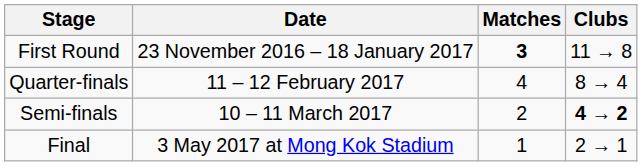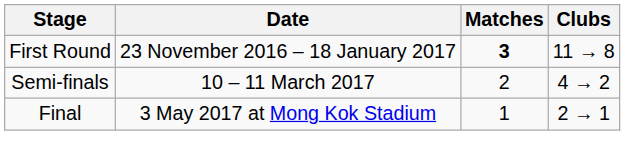- row: (69, 82)
(601, 113) bold -> (584, 82) normal
